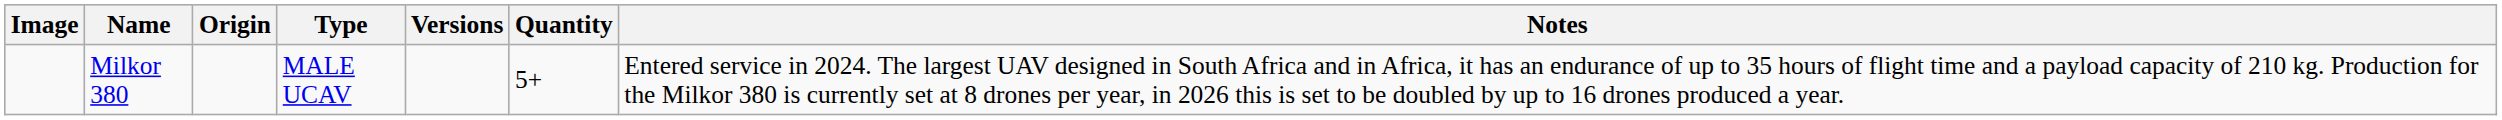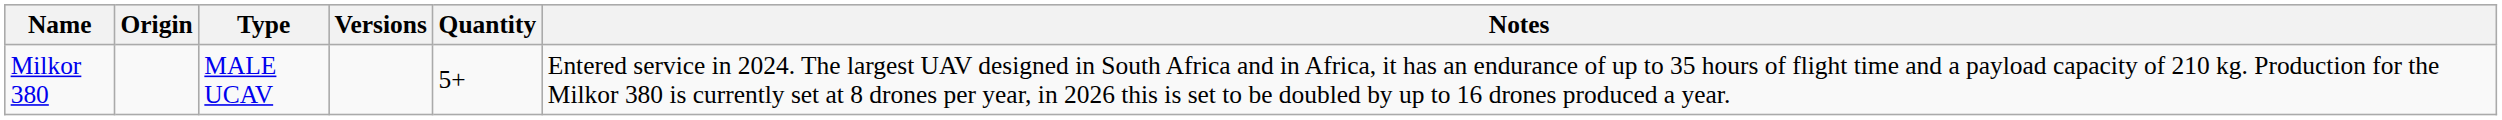- column: (45, 24)
